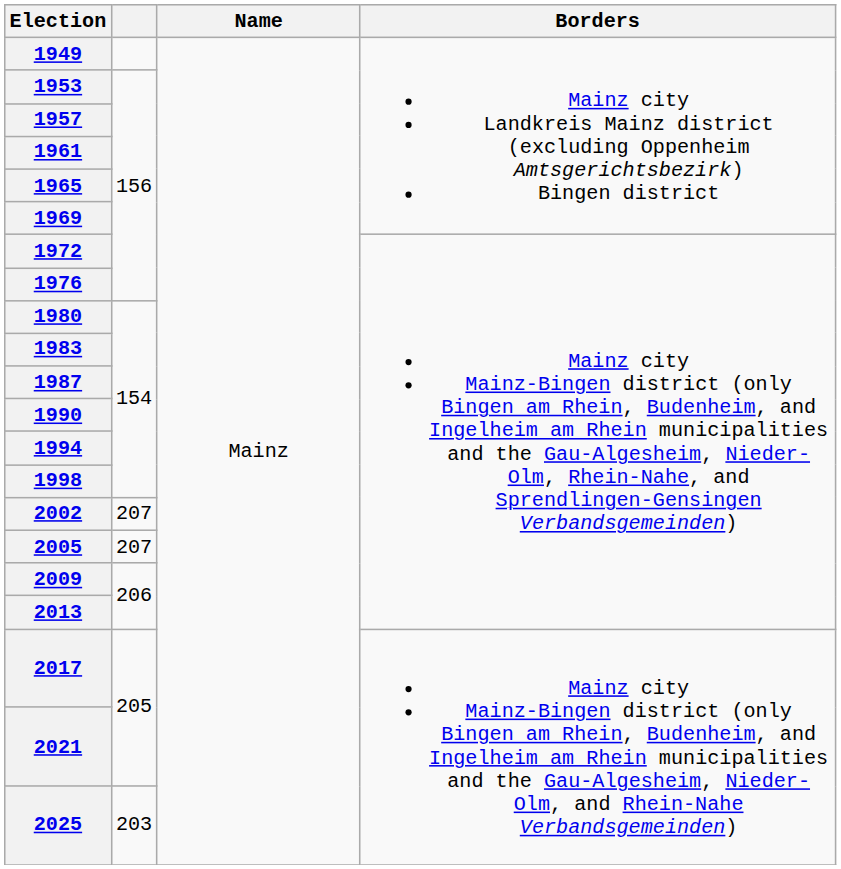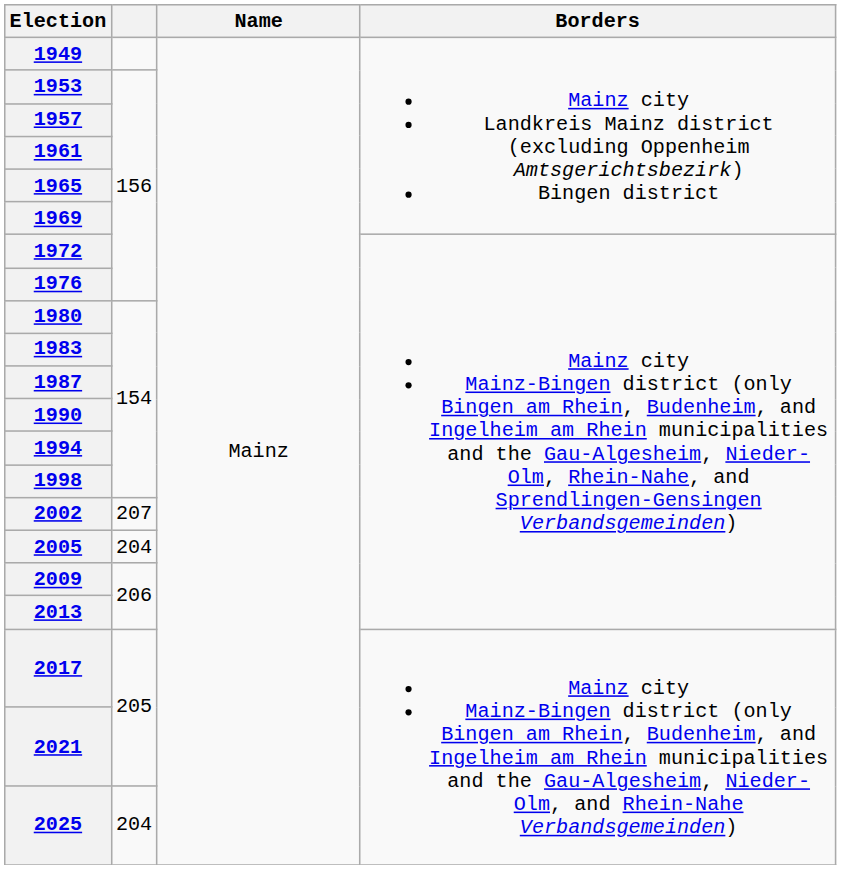(134, 547) 207 -> (134, 547) 204
(134, 825) 203 -> (134, 825) 204
